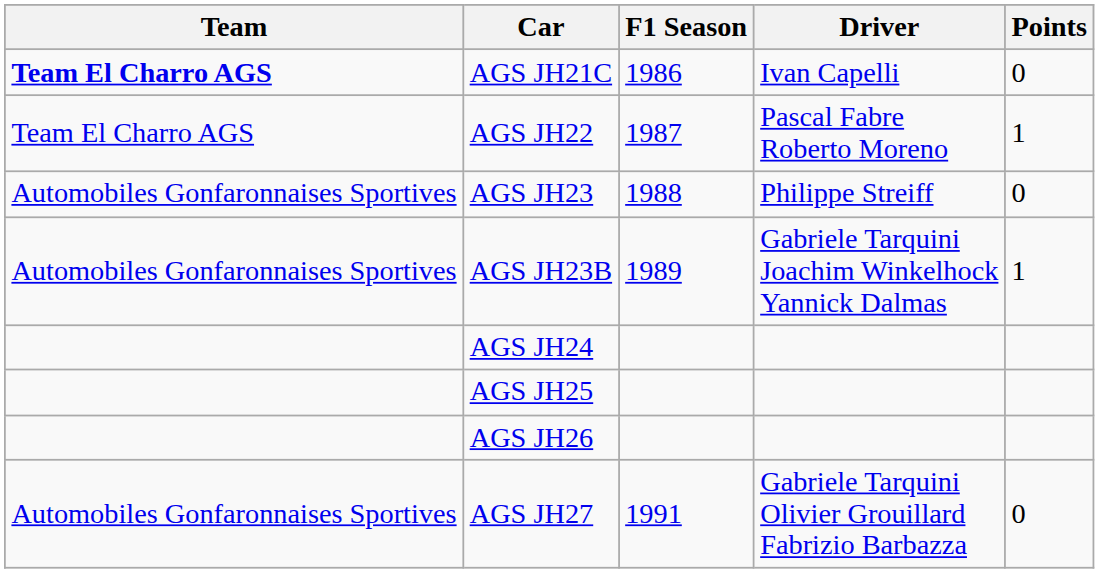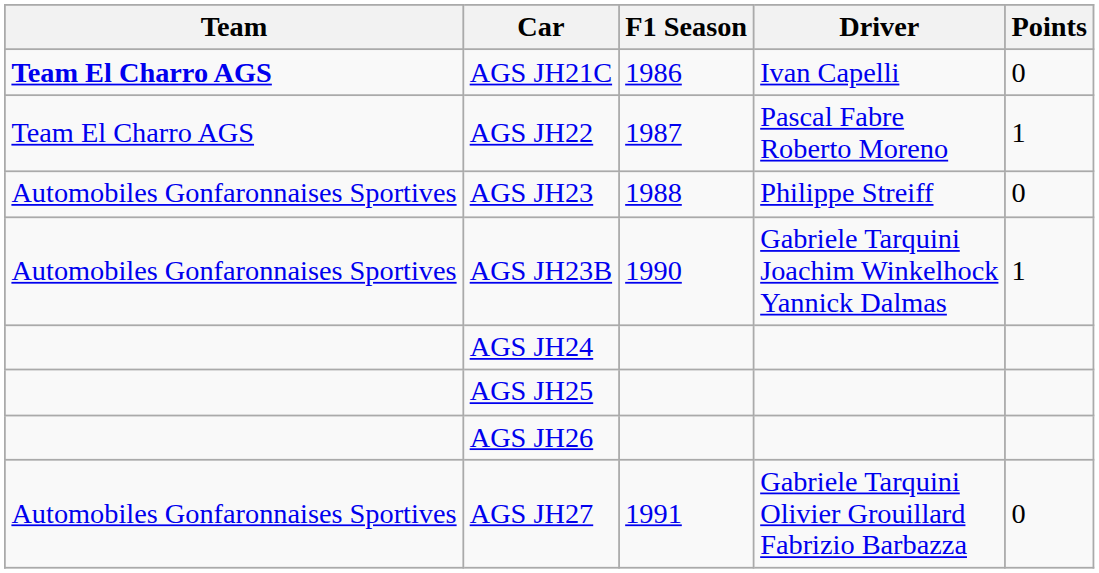(653, 270) 1989 -> (653, 270) 1990
